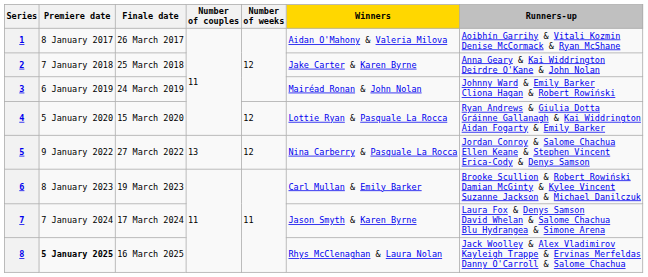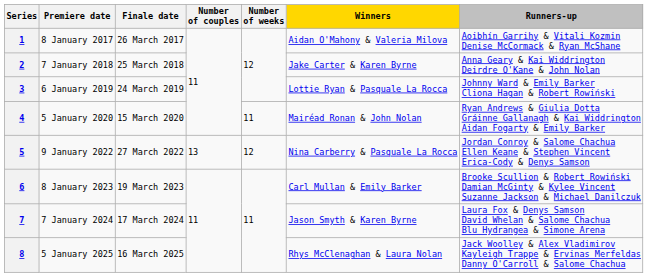(355, 89) Mairéad Ronan & John Nolan -> (368, 89) Lottie Ryan & Pasquale La Rocca
(248, 118) 12 -> (248, 118) 11
(368, 118) Lottie Ryan & Pasquale La Rocca -> (355, 118) Mairéad Ronan & John Nolan
(77, 255) bold -> (77, 255) normal
